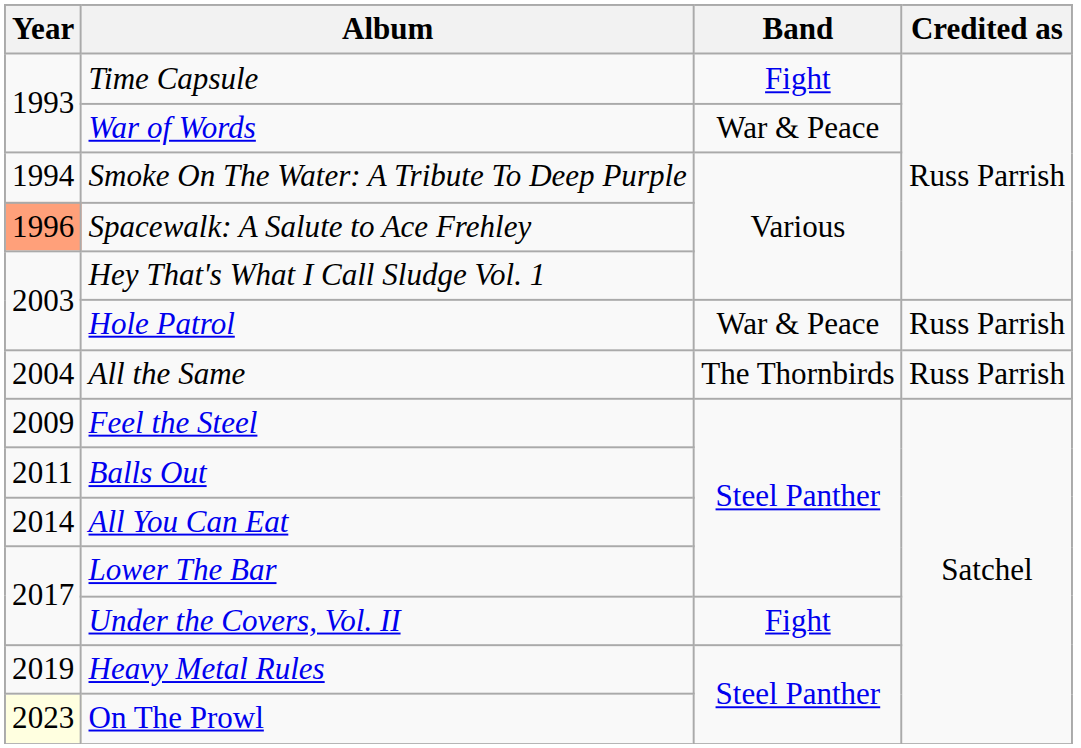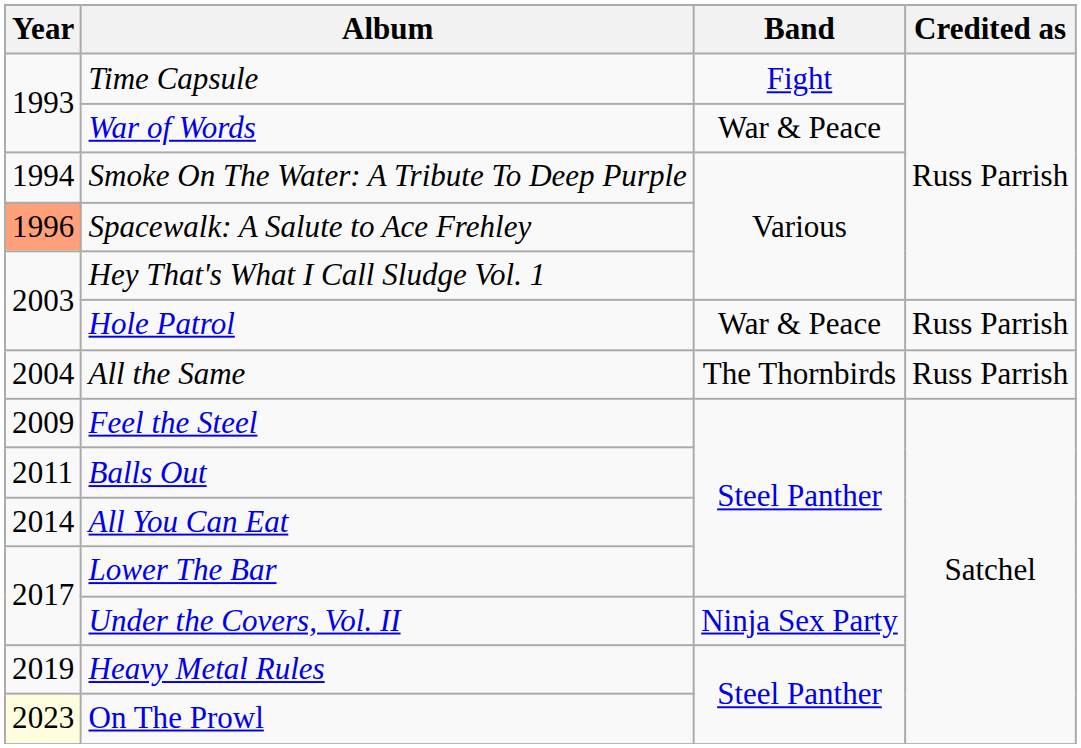(798, 619) Fight -> (799, 619) Ninja Sex Party
